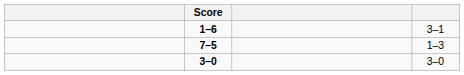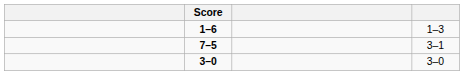(435, 29) 3–1 -> (435, 29) 1–3
(435, 45) 1–3 -> (435, 45) 3–1
